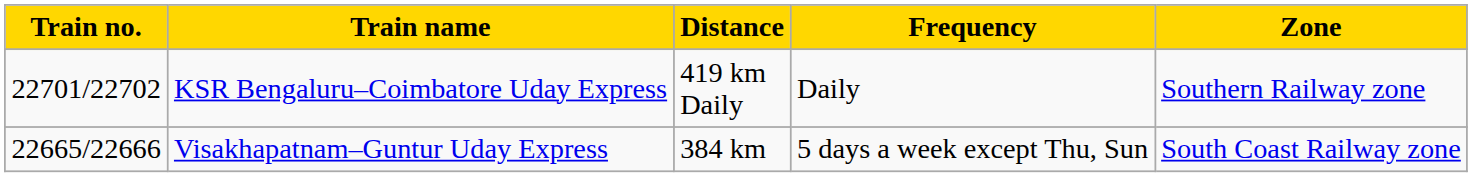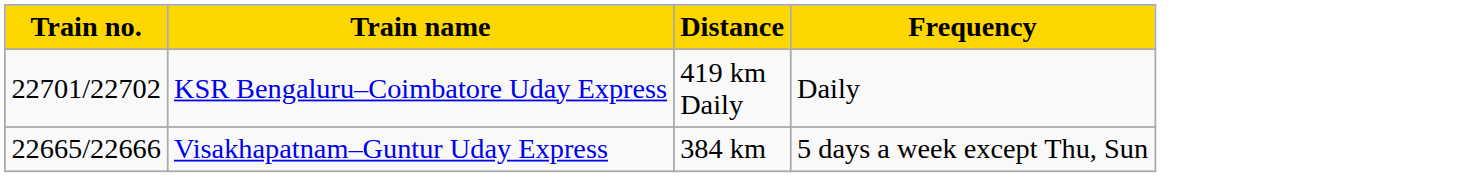- column: (1311, 26)
